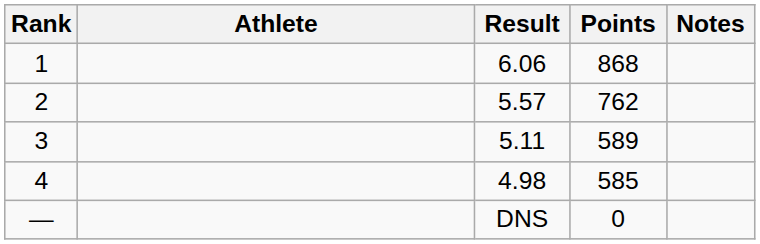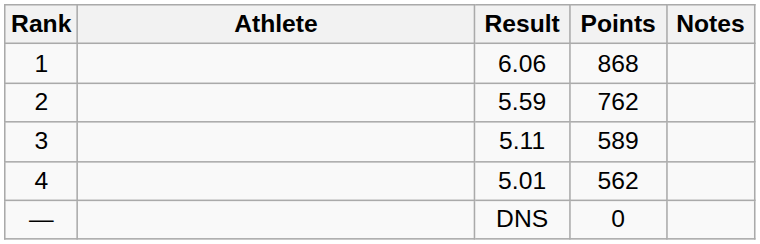(522, 102) 5.57 -> (522, 102) 5.59
(522, 180) 4.98 -> (522, 180) 5.01
(618, 180) 585 -> (618, 180) 562
